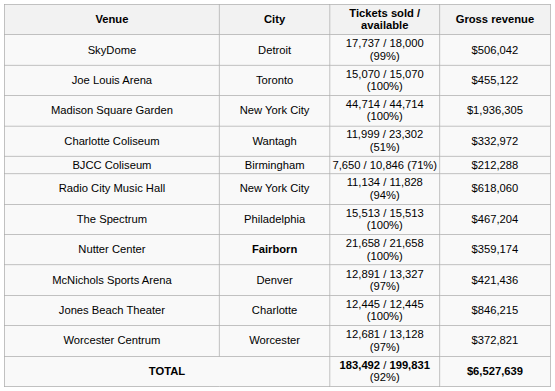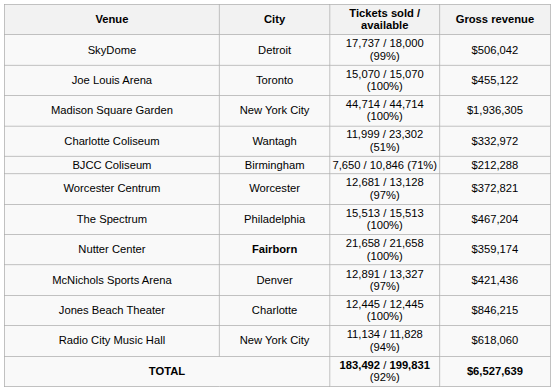rows swapped: (112, 341) <-> (112, 189)
